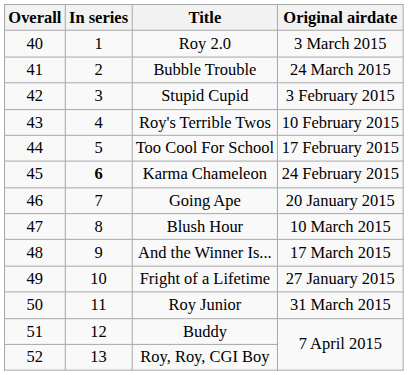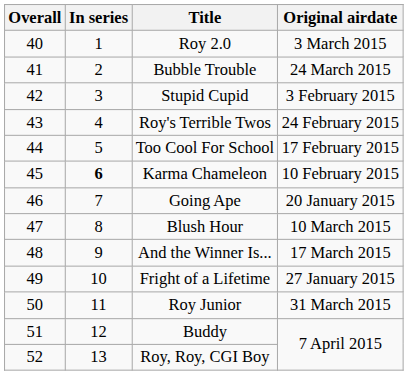(340, 122) 10 February 2015 -> (340, 122) 24 February 2015
(340, 174) 24 February 2015 -> (340, 174) 10 February 2015
